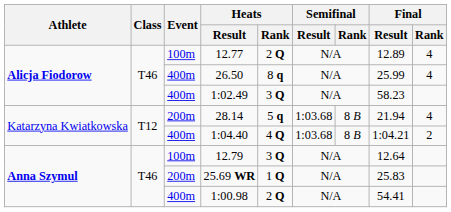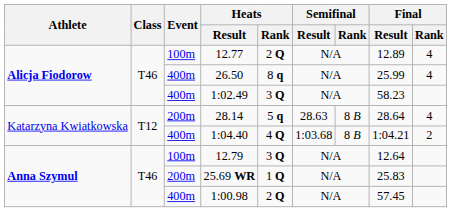(314, 115) 1:03.68 -> (314, 115) 28.63
(391, 115) 21.94 -> (391, 115) 28.64
(391, 196) 54.41 -> (391, 196) 57.45
